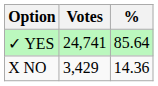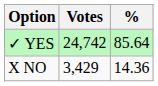(85, 42) 24,741 -> (85, 42) 24,742
